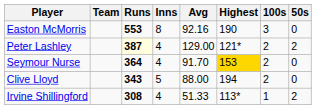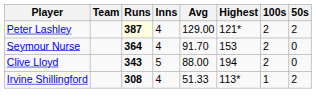- row: (46, 29)
(228, 63) gold background -> (228, 46) no background
